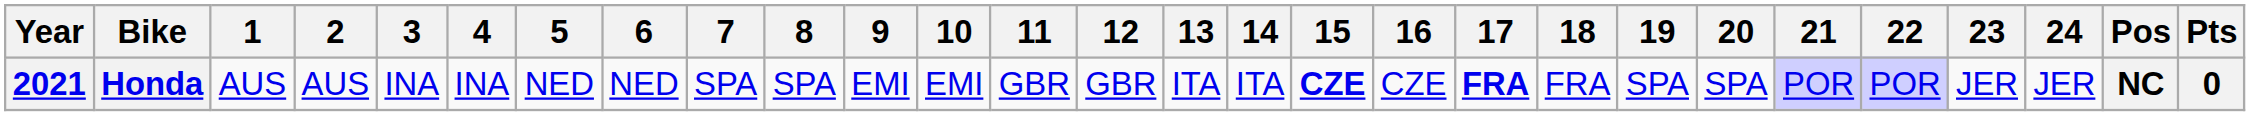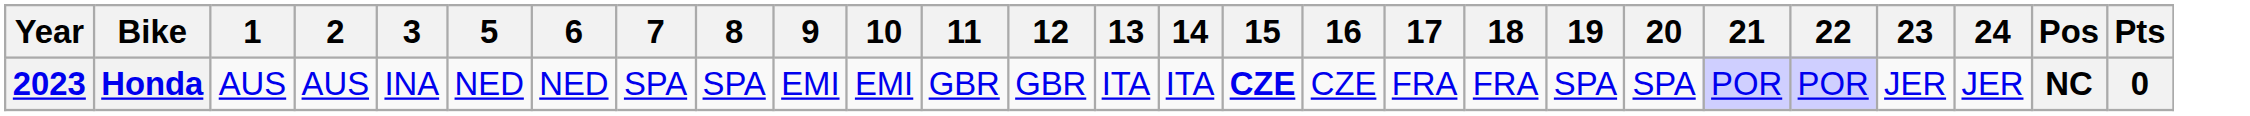- column: (482, 31)
(49, 83) 2021 -> (49, 83) 2023
(1496, 83) bold -> (1425, 83) normal
